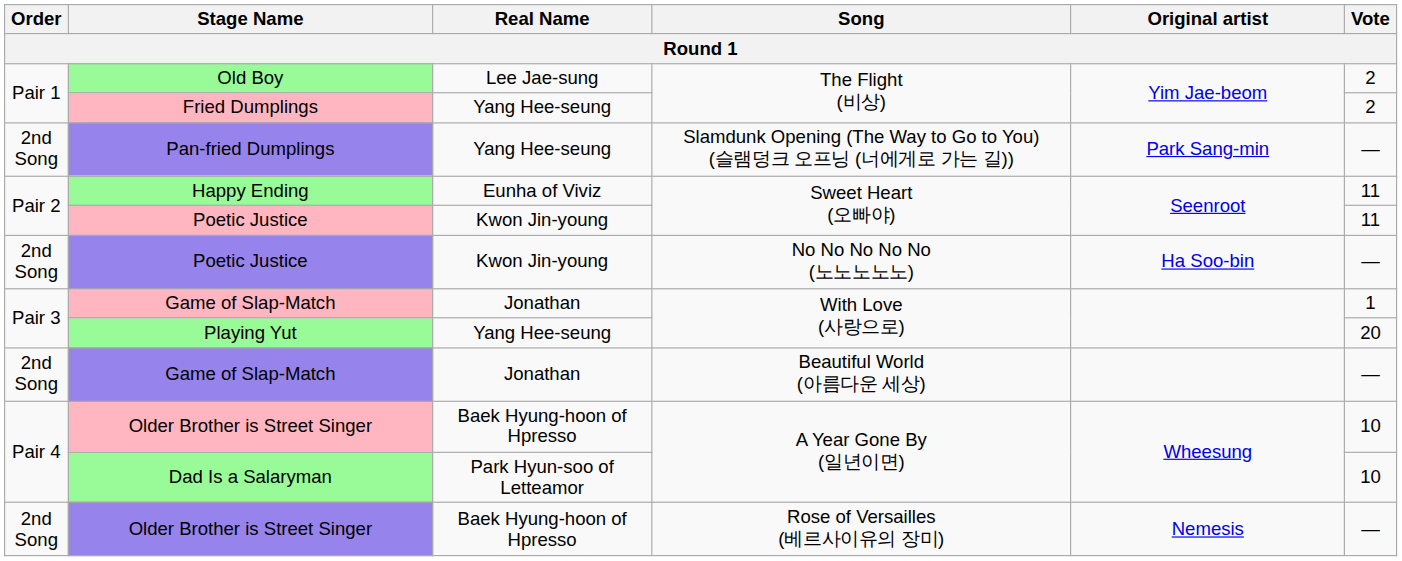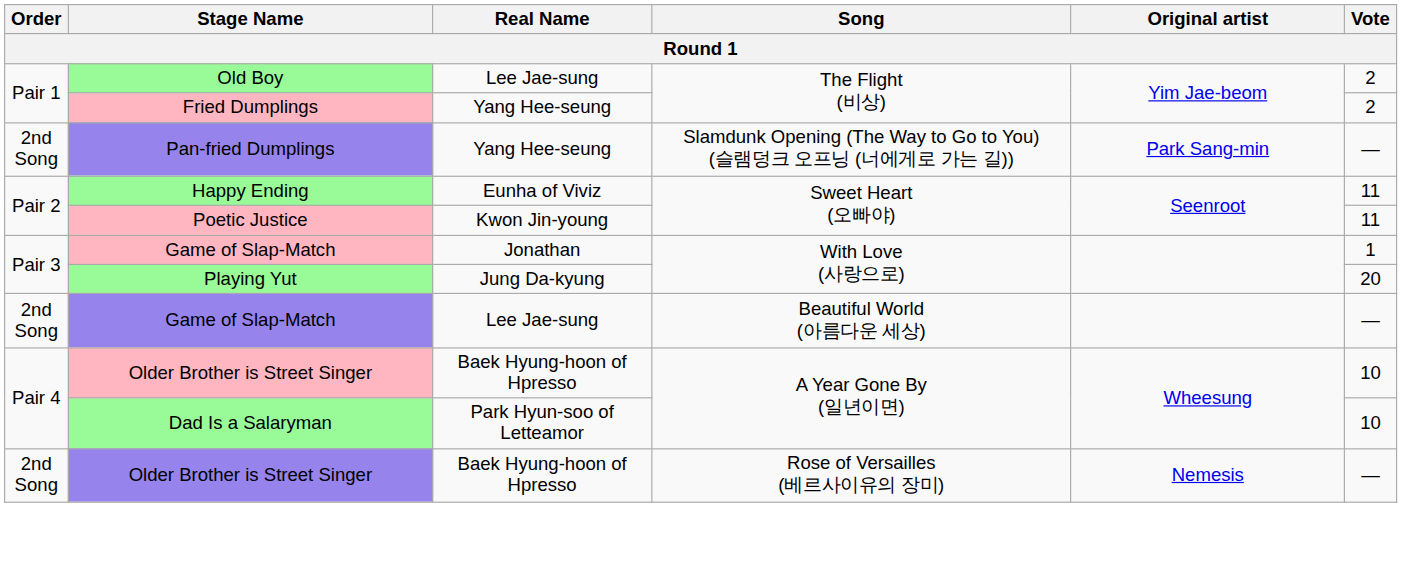- row: (250, 261)
(542, 332) Yang Hee-seung -> (542, 279) Jung Da-kyung
(542, 374) Jonathan -> (542, 320) Lee Jae-sung
